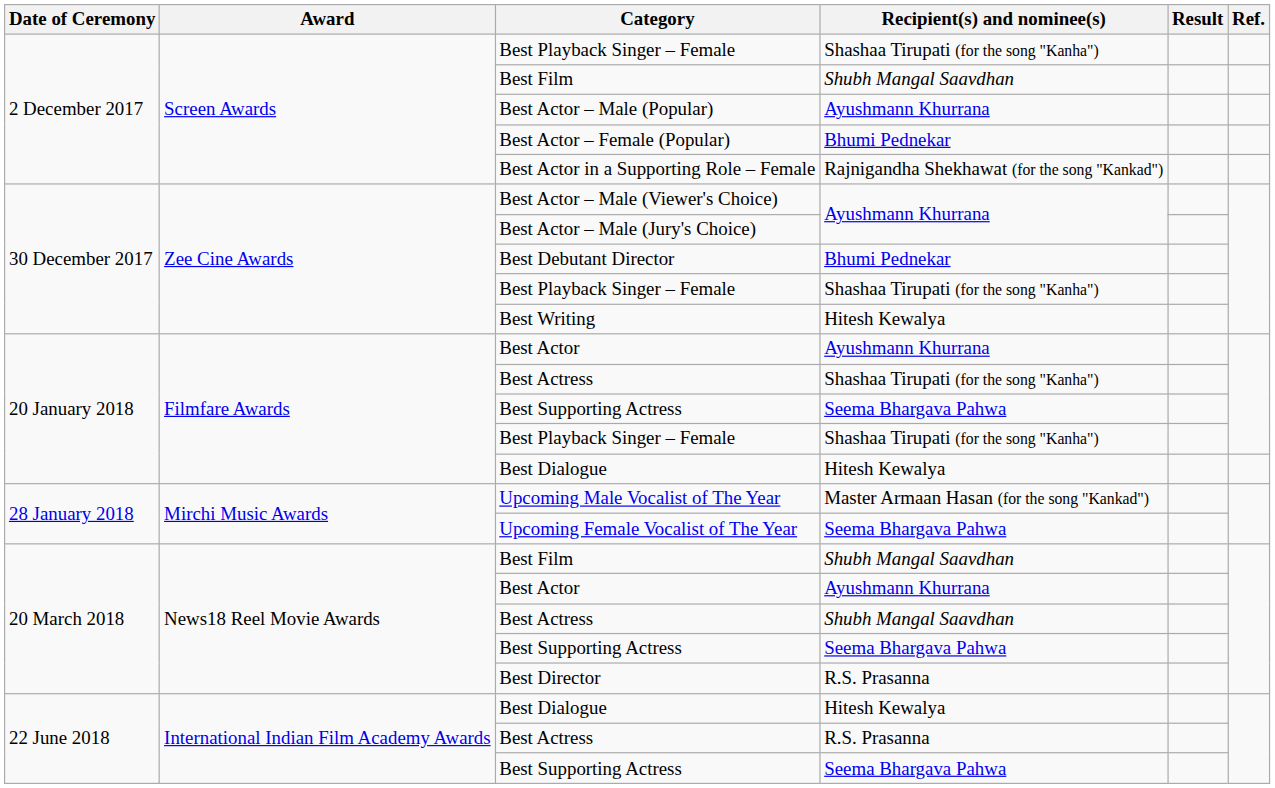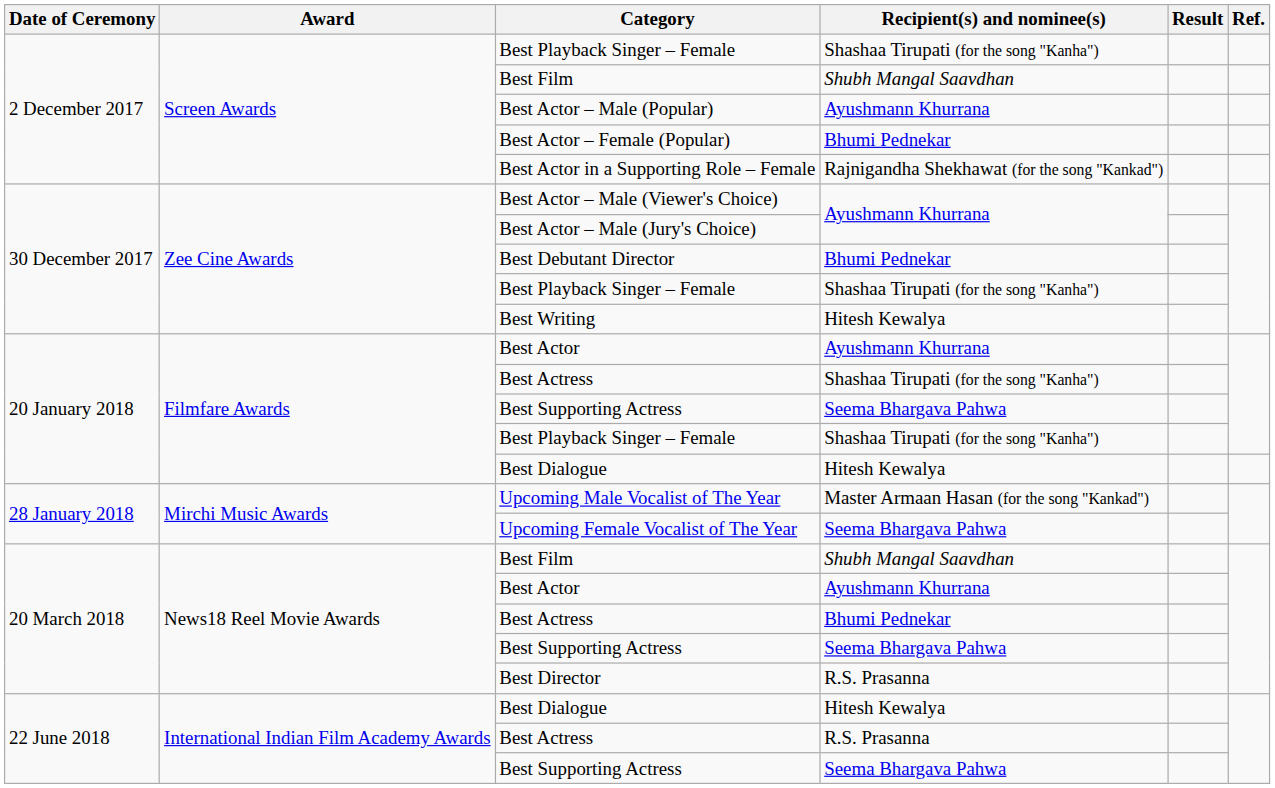(919, 618) Shubh Mangal Saavdhan -> (887, 618) Bhumi Pednekar
